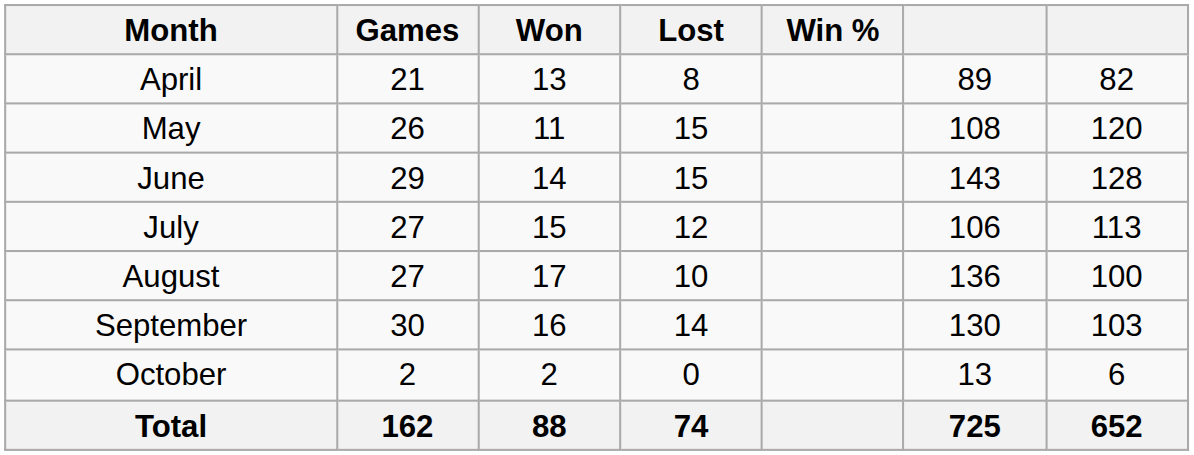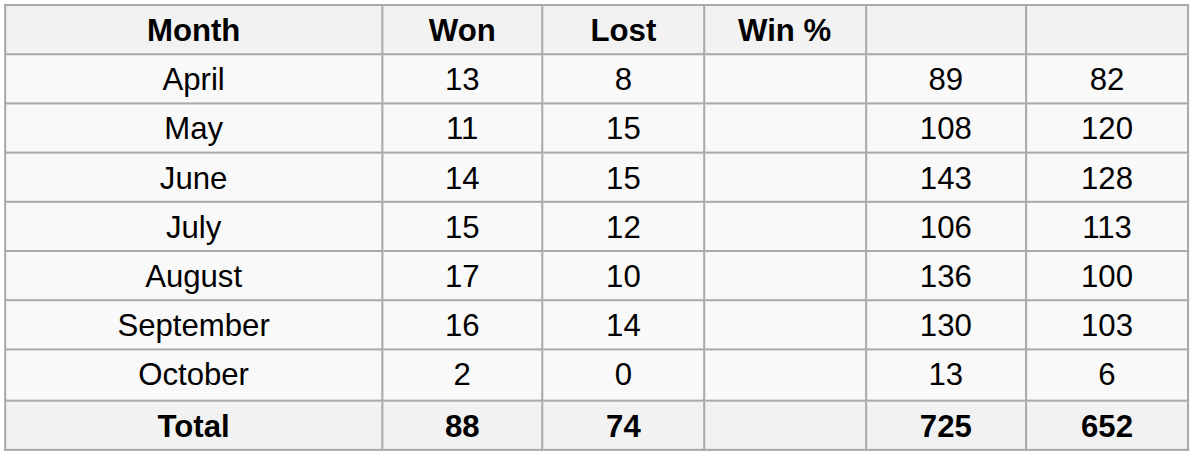- column: (407, 30)
